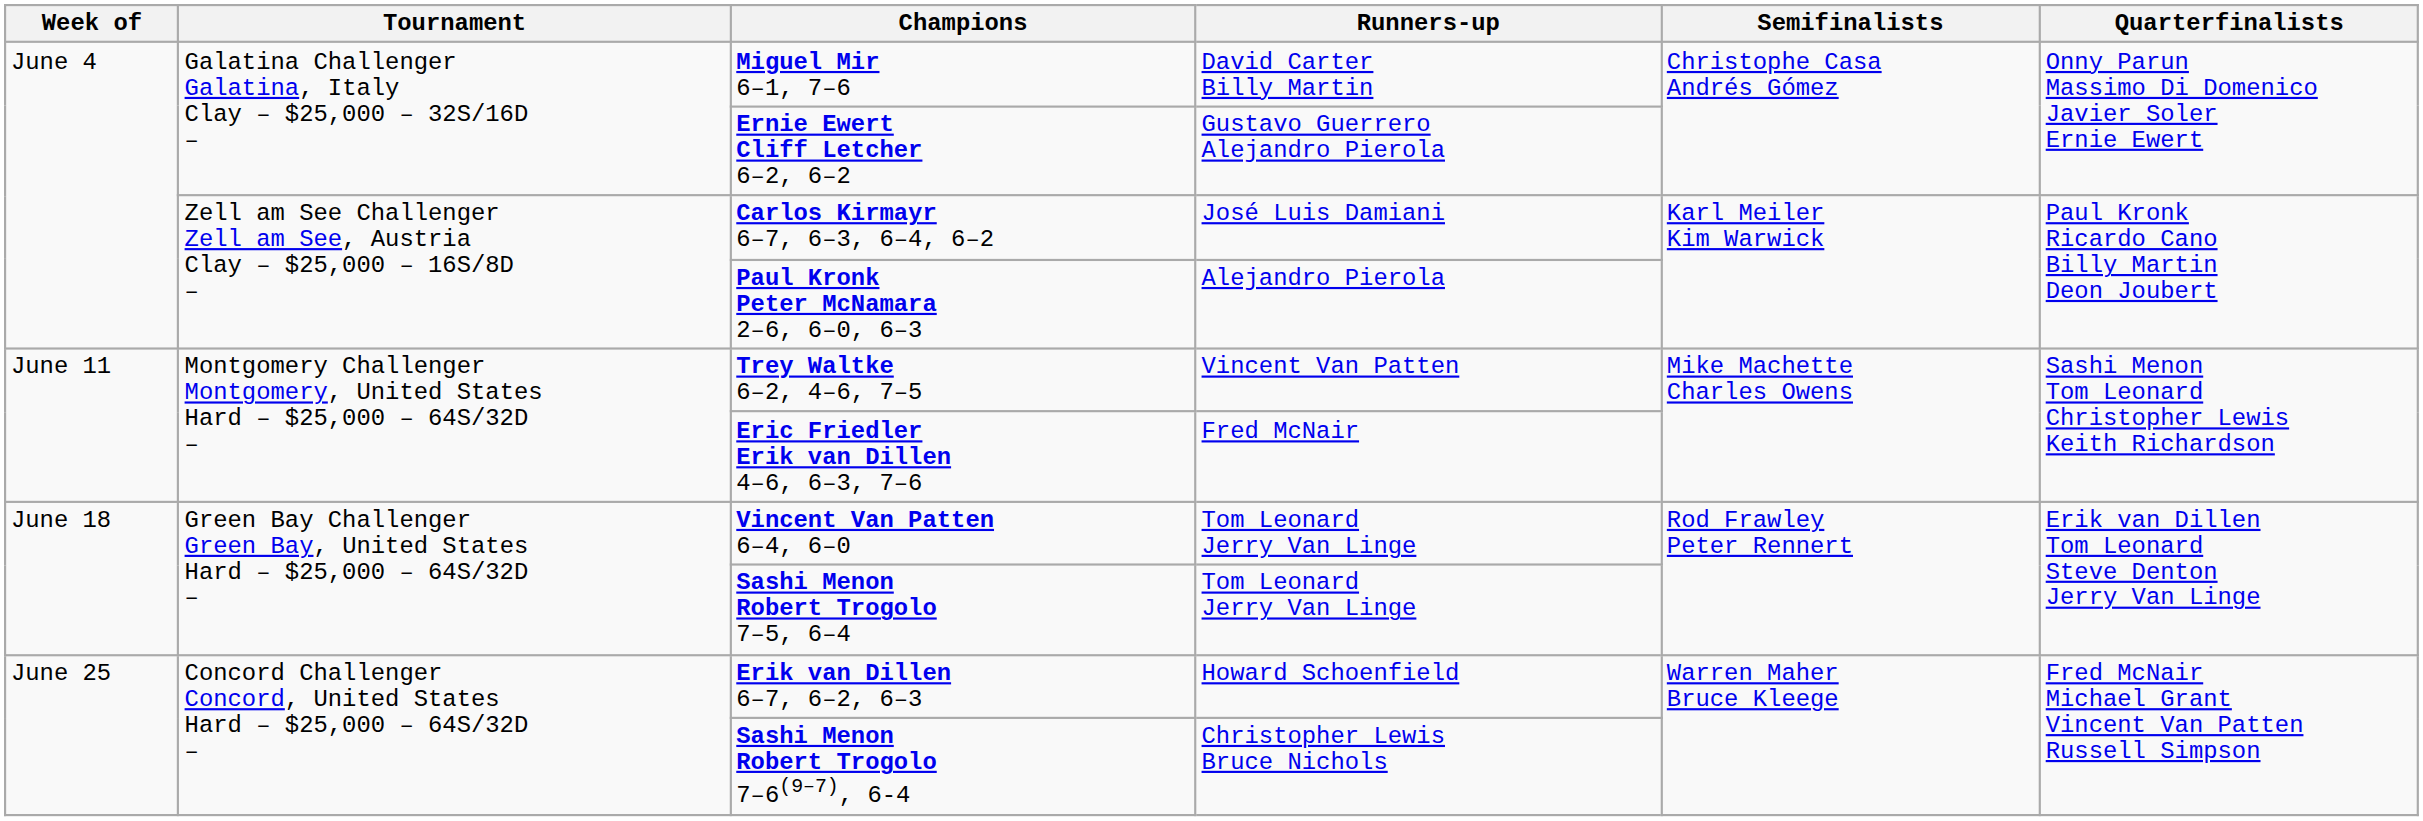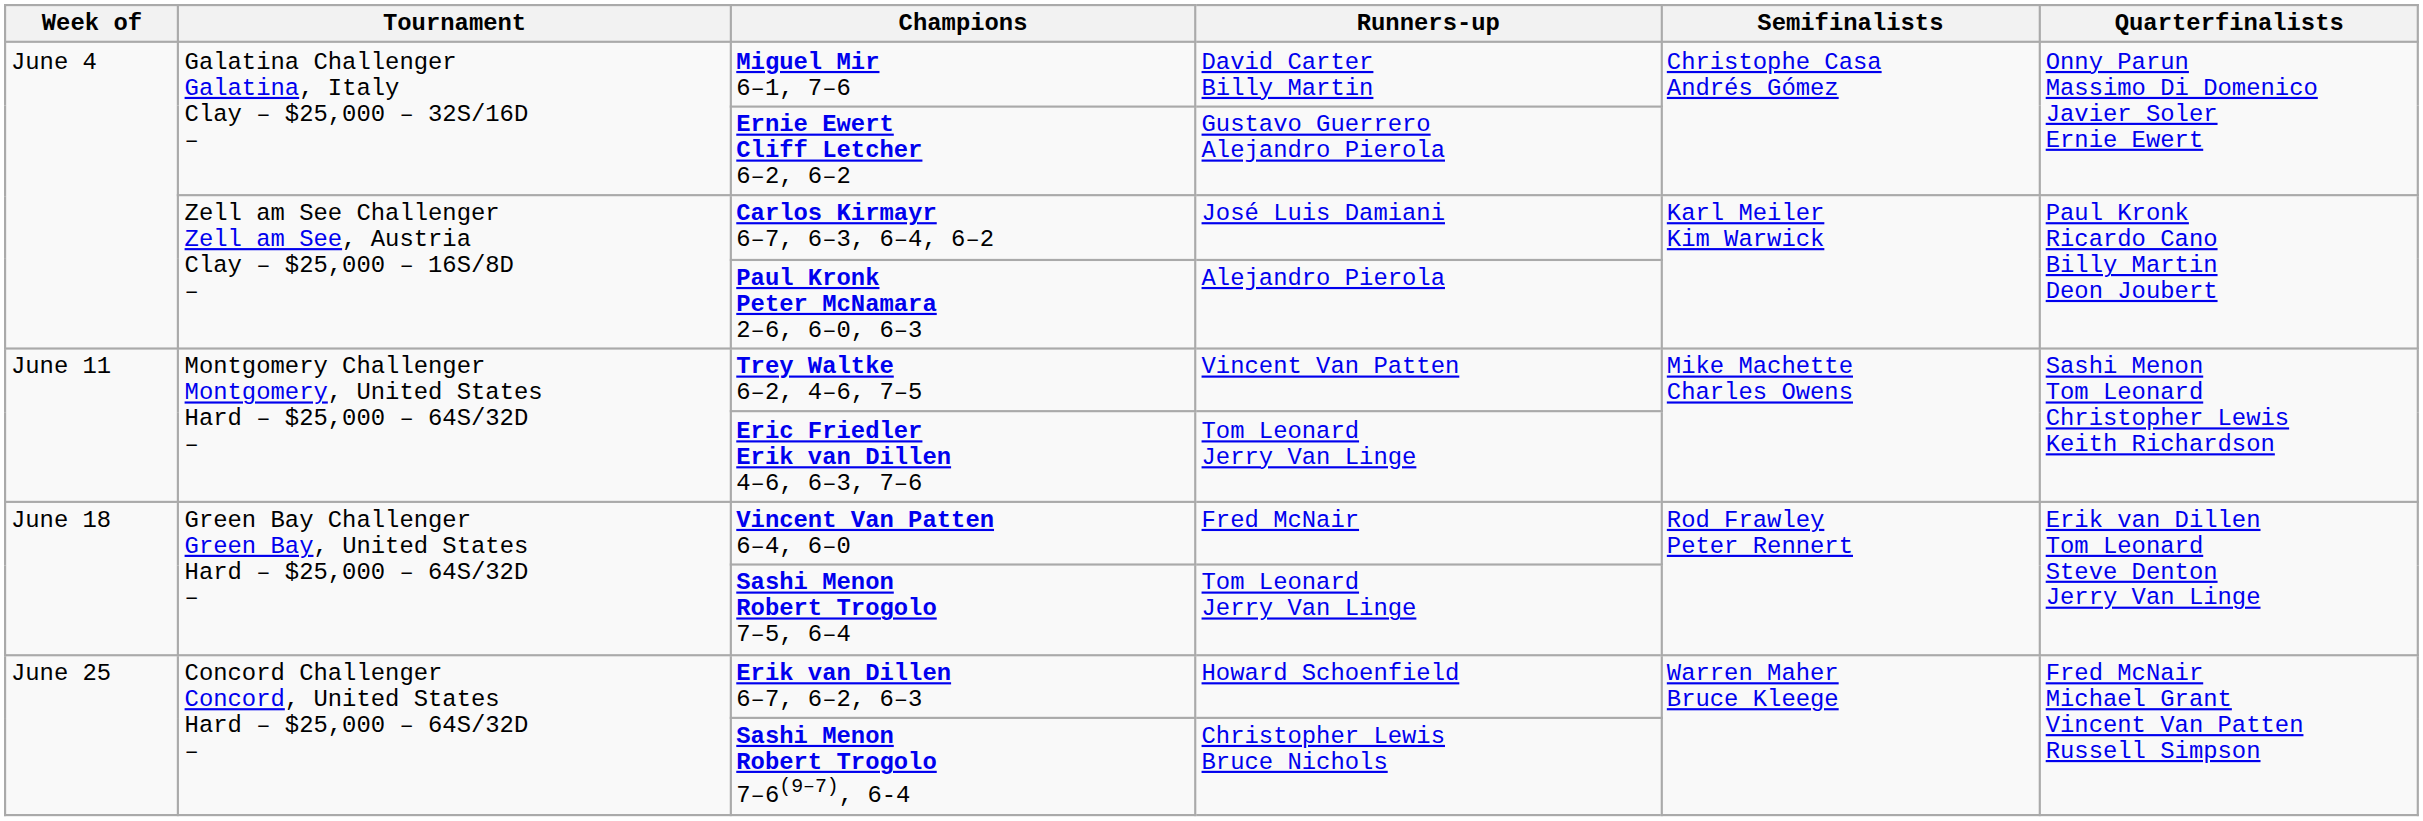(1280, 431) Fred McNair -> (1309, 444) Tom Leonard Jerry Van Linge
(1309, 533) Tom Leonard Jerry Van Linge -> (1280, 520) Fred McNair
